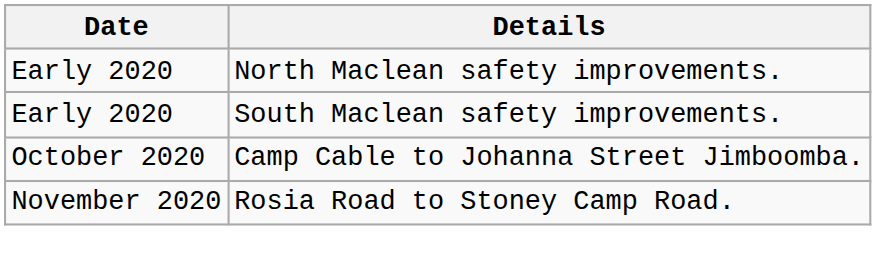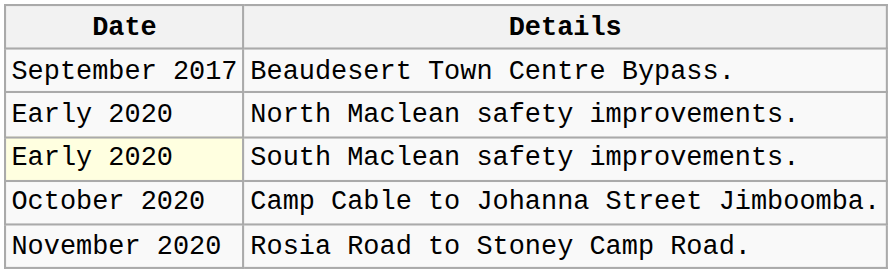+ row: (493, 71)
(92, 115) no background -> (92, 159) lightyellow background
